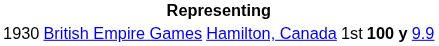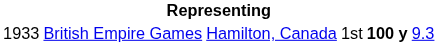(21, 33) 1930 -> (21, 33) 1933
(423, 33) 9.9 -> (423, 33) 9.3
